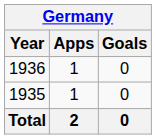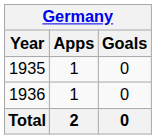rows swapped: (27, 95) <-> (27, 69)
